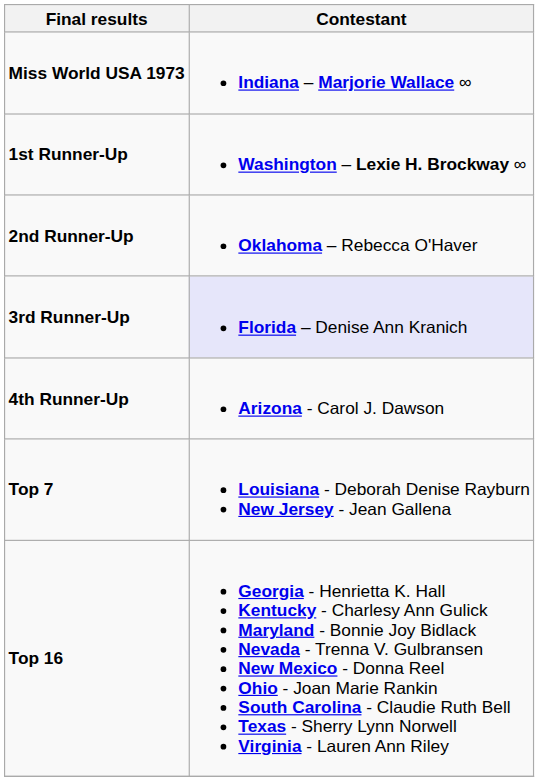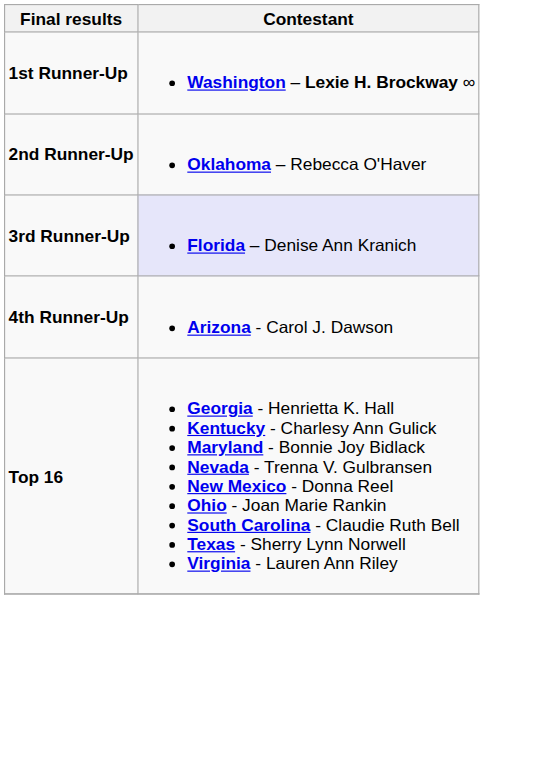- row: (97, 73)
- row: (31, 490)
